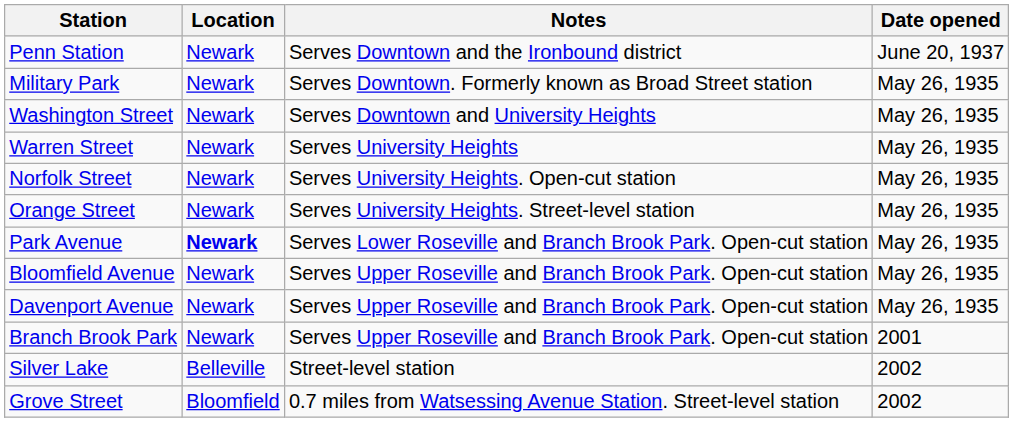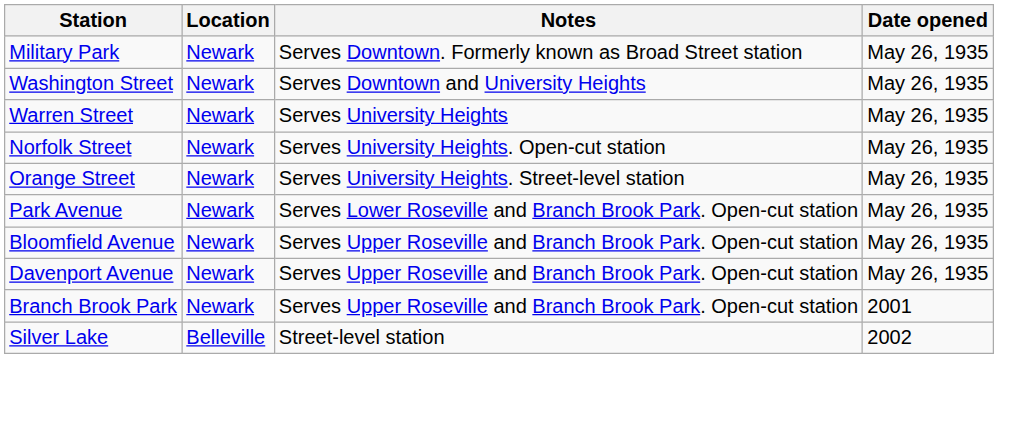- row: (66, 52)
(222, 242) bold -> (220, 210) normal
- row: (66, 400)
